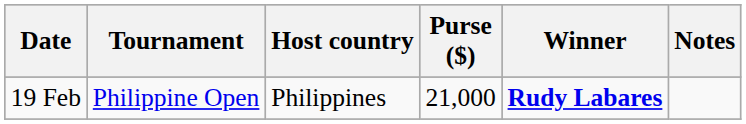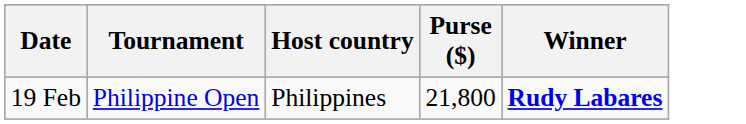- column: (705, 40)
(461, 98) 21,000 -> (461, 98) 21,800
